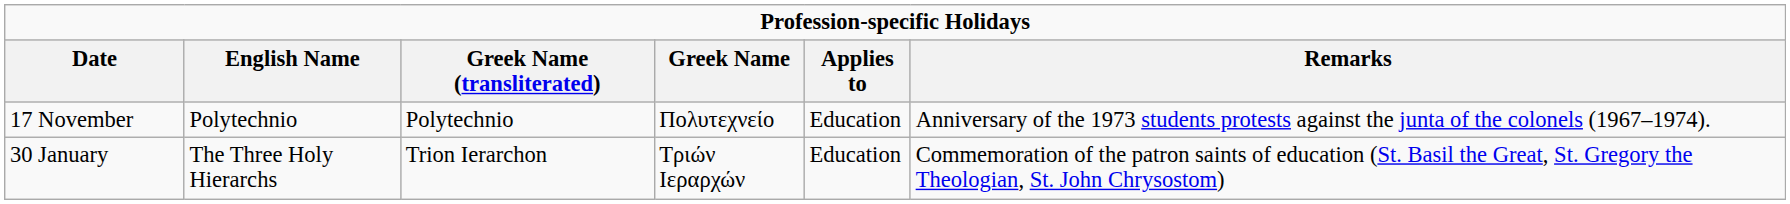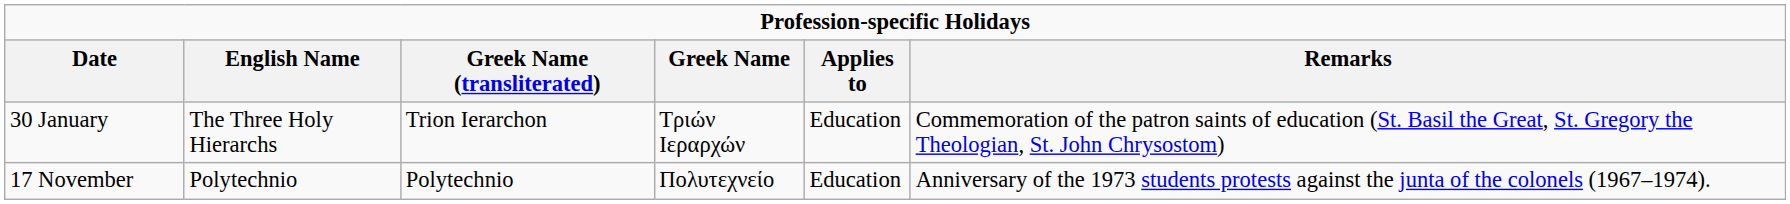rows swapped: (59, 155) <-> (72, 119)
